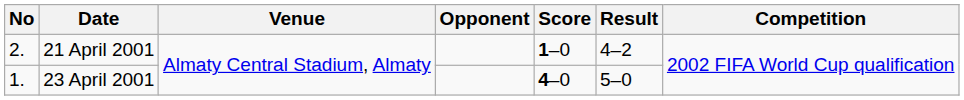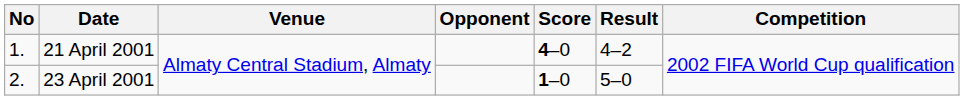(17, 49) 2. -> (17, 49) 1.
(554, 49) 1–0 -> (554, 49) 4–0
(17, 79) 1. -> (17, 79) 2.
(554, 79) 4–0 -> (554, 79) 1–0
